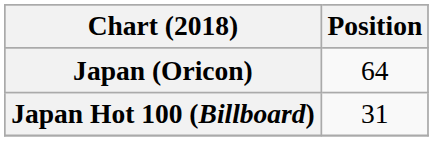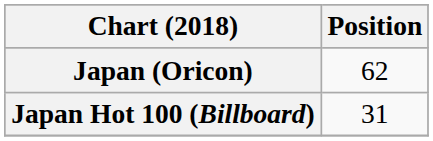(375, 69) 64 -> (375, 69) 62
